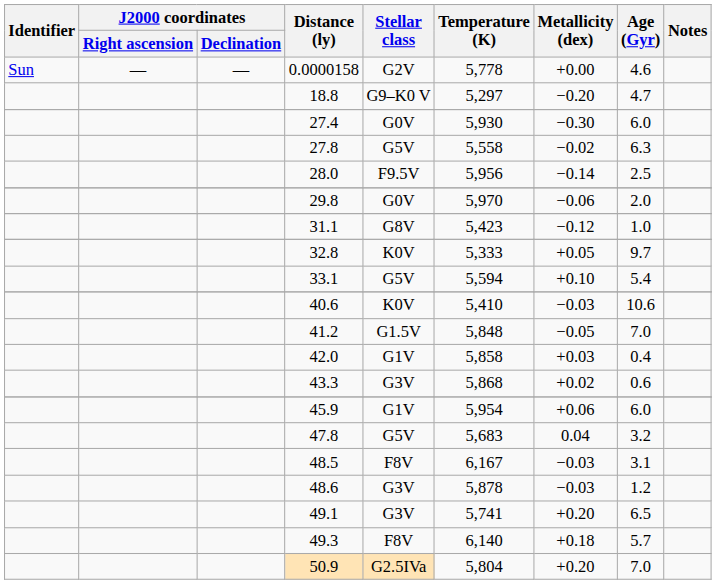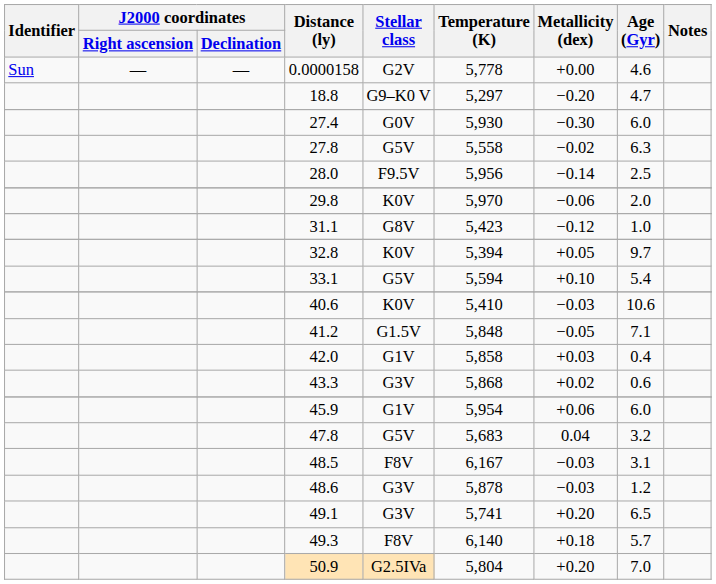(399, 200) G0V -> (399, 200) K0V
(484, 252) 5,333 -> (484, 252) 5,394
(641, 331) 7.0 -> (641, 331) 7.1
